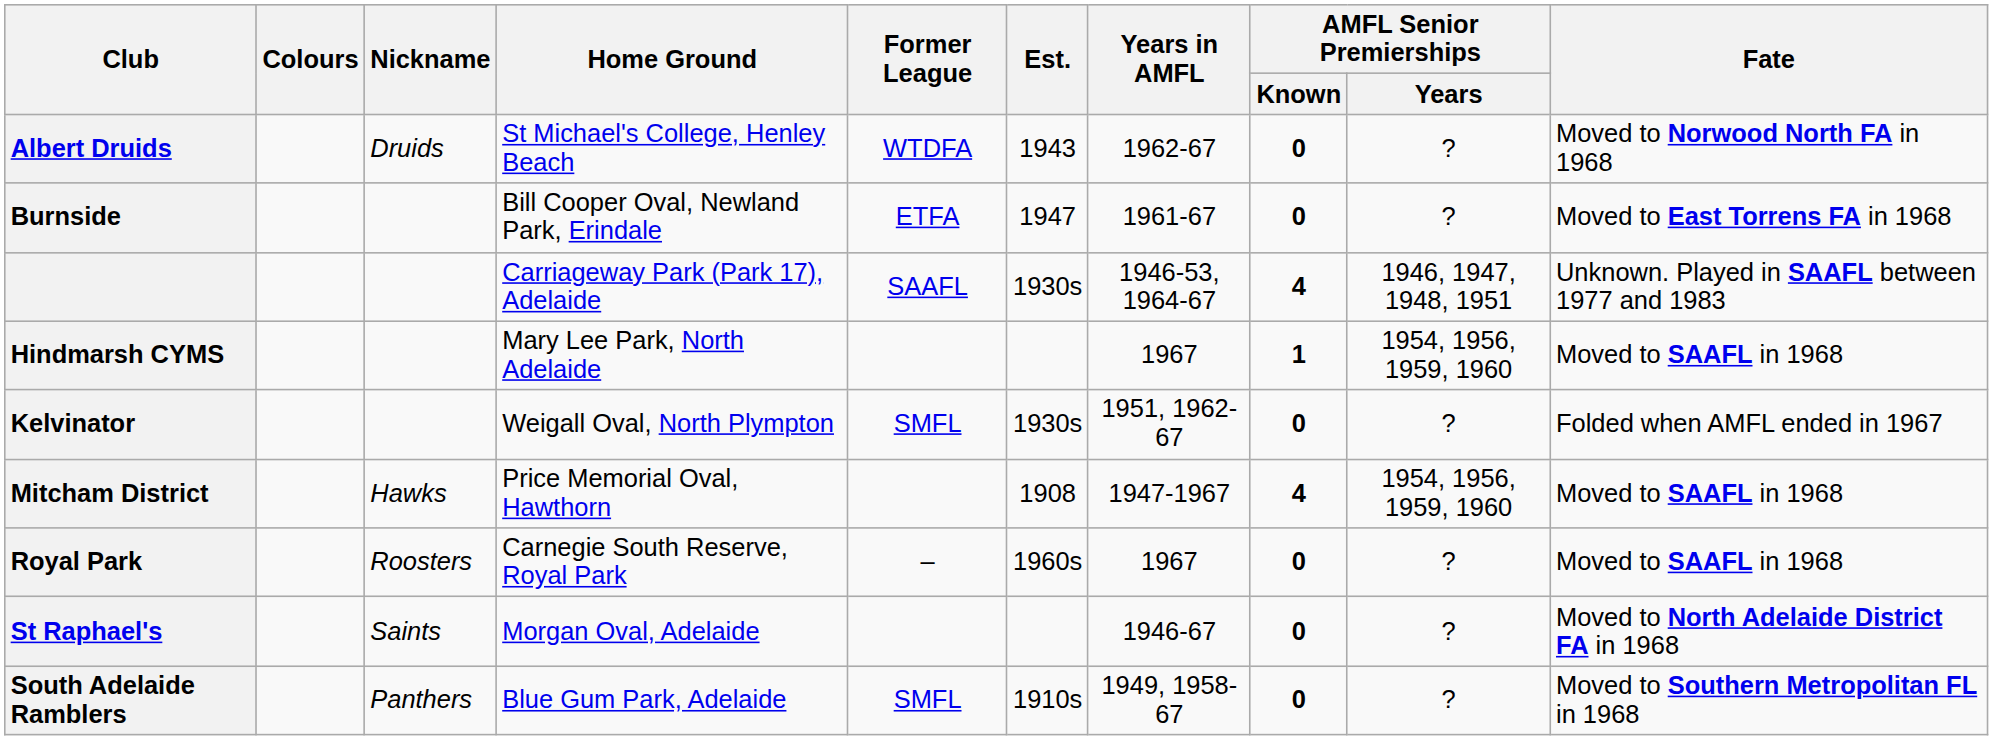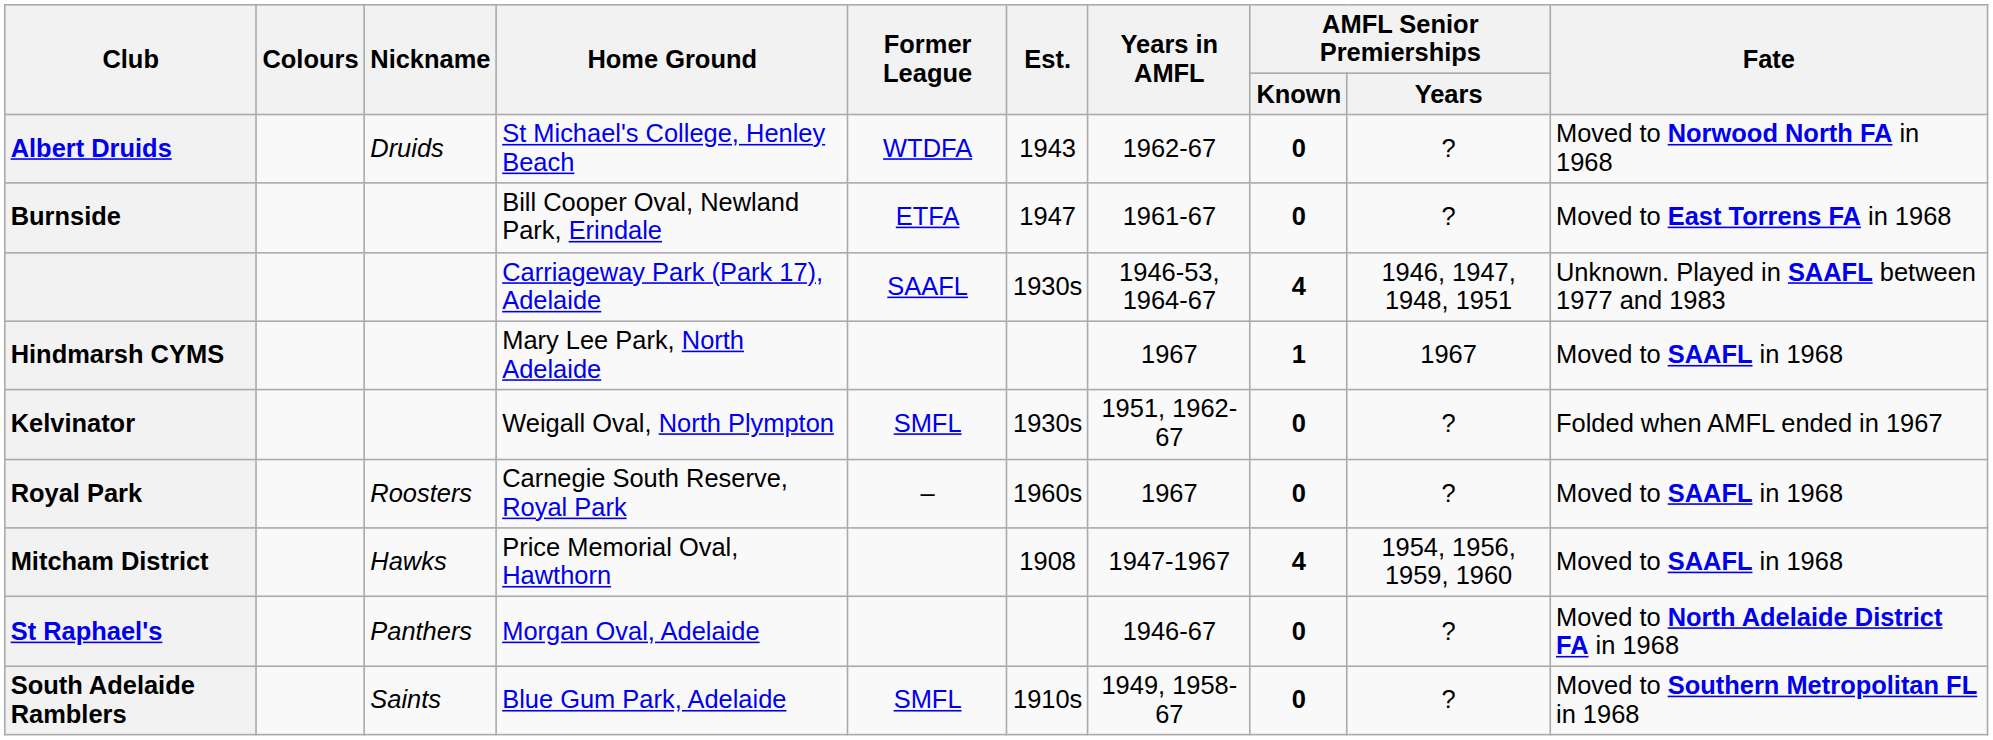(1449, 355) 1954, 1956, 1959, 1960 -> (1449, 355) 1967
rows swapped: (110, 493) <-> (76, 562)
(406, 631) Saints -> (421, 631) Panthers
(421, 700) Panthers -> (406, 700) Saints
